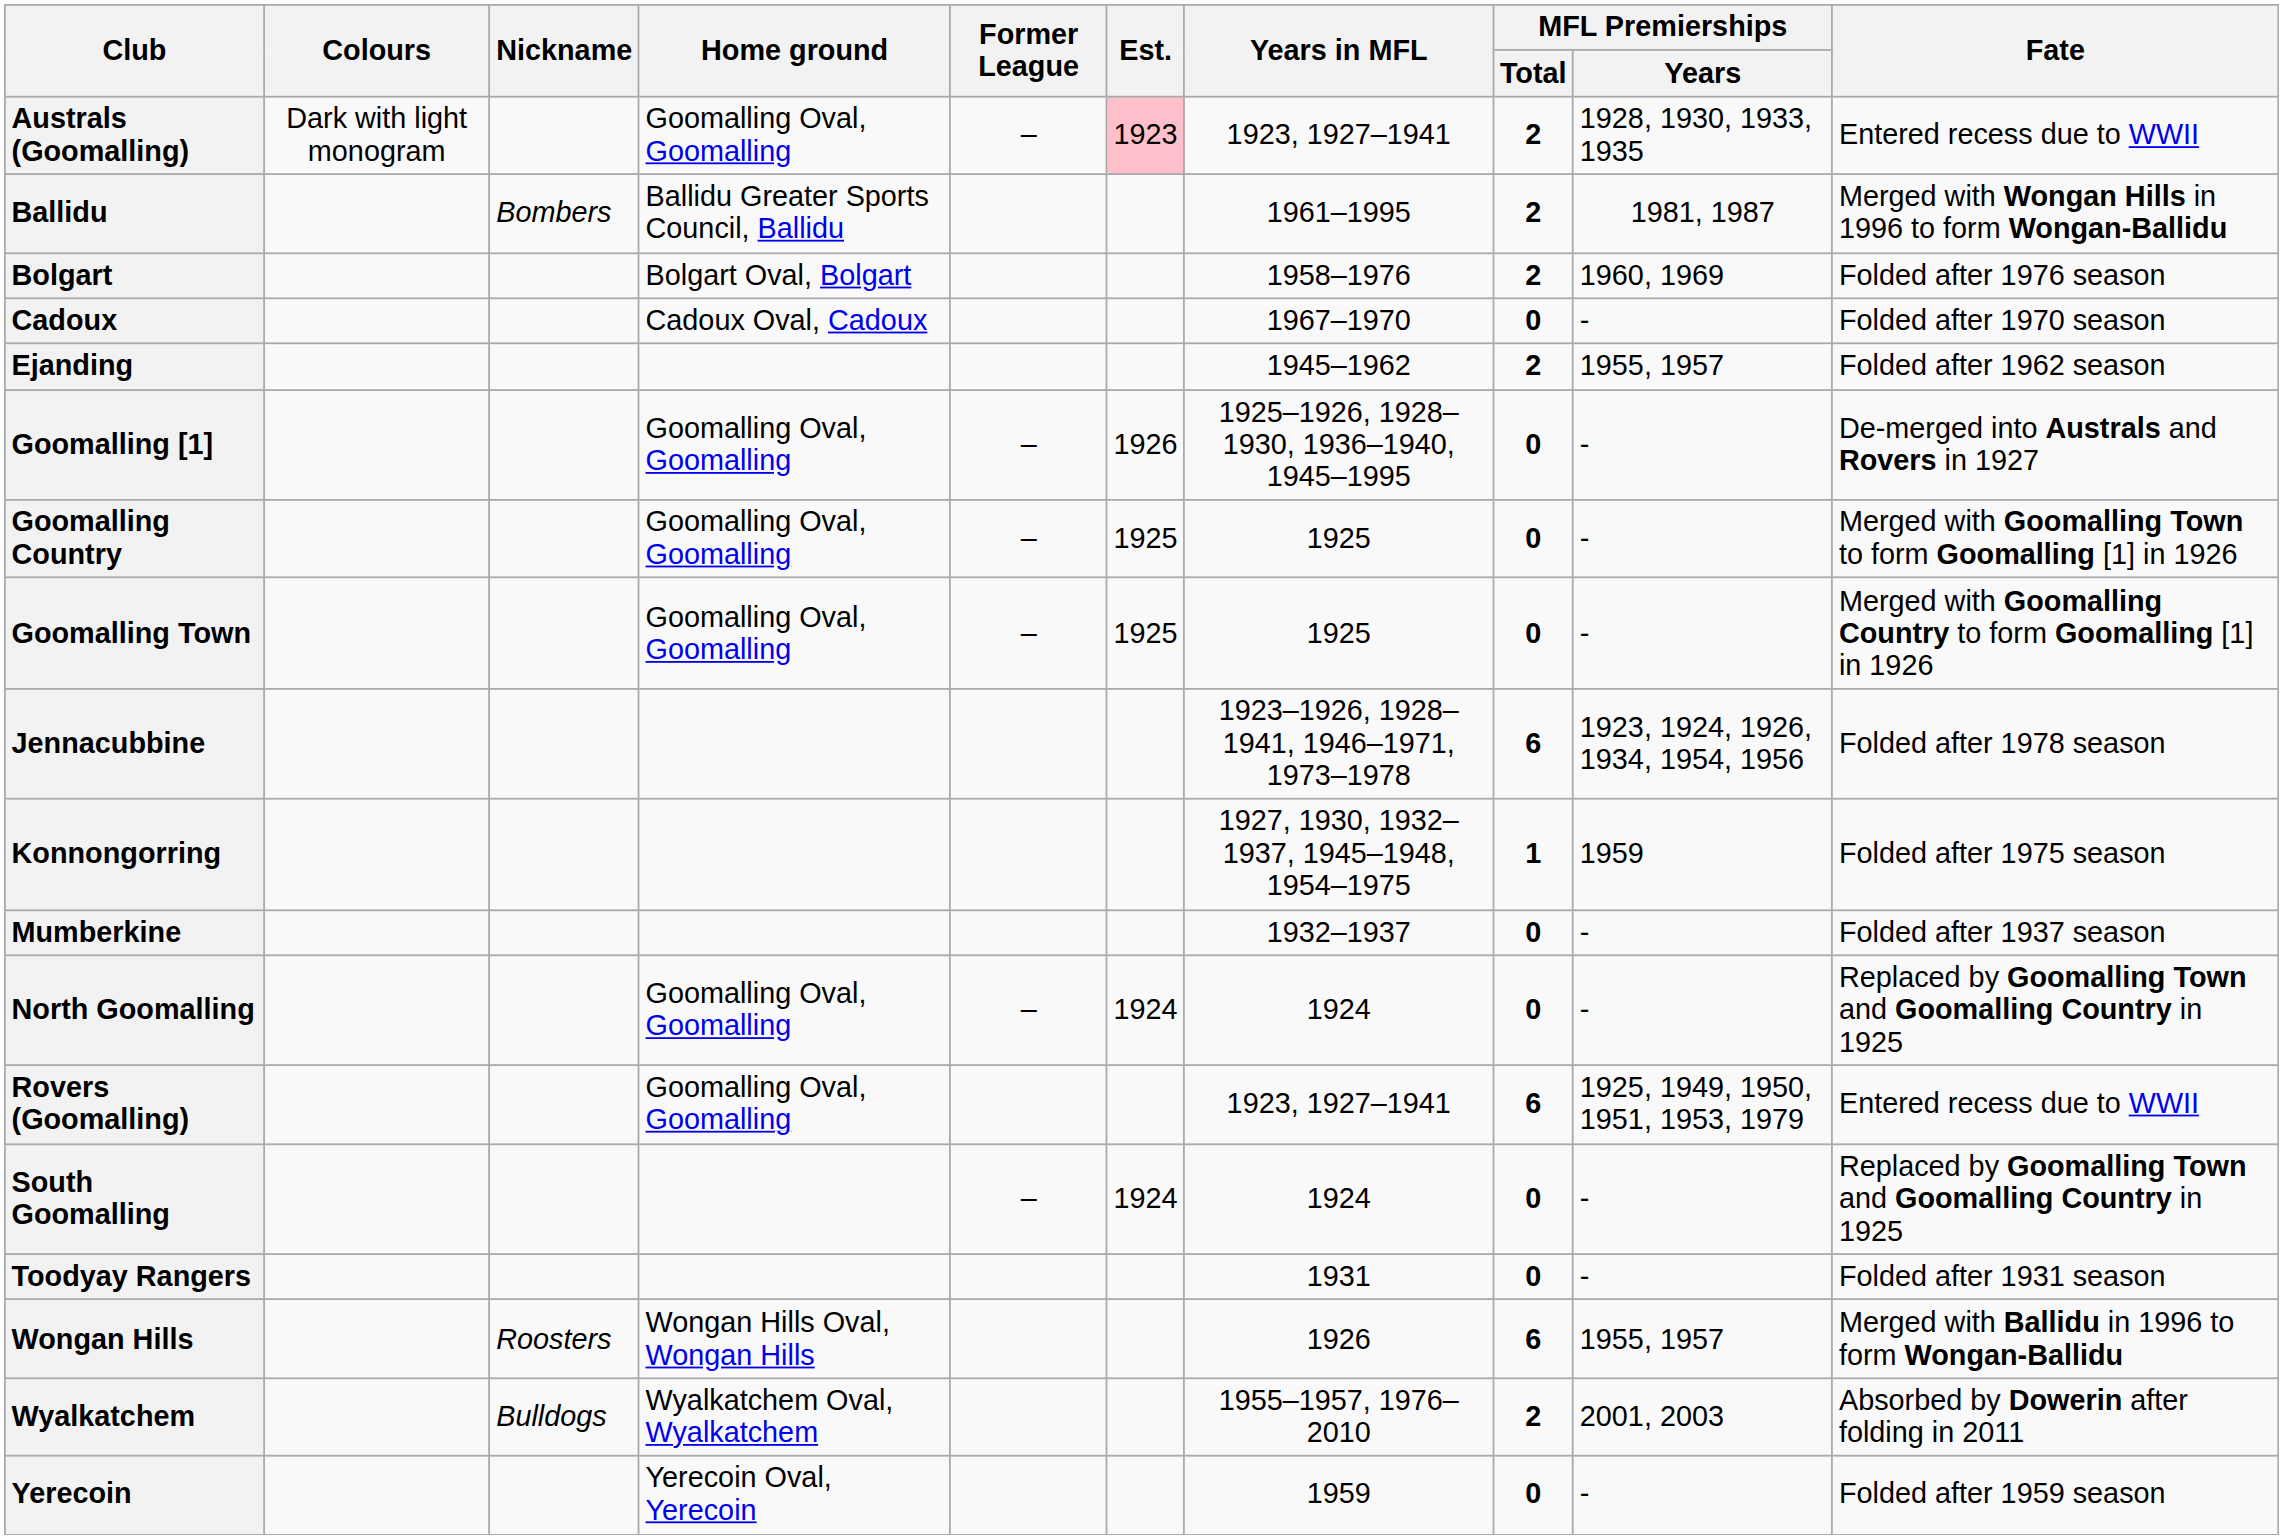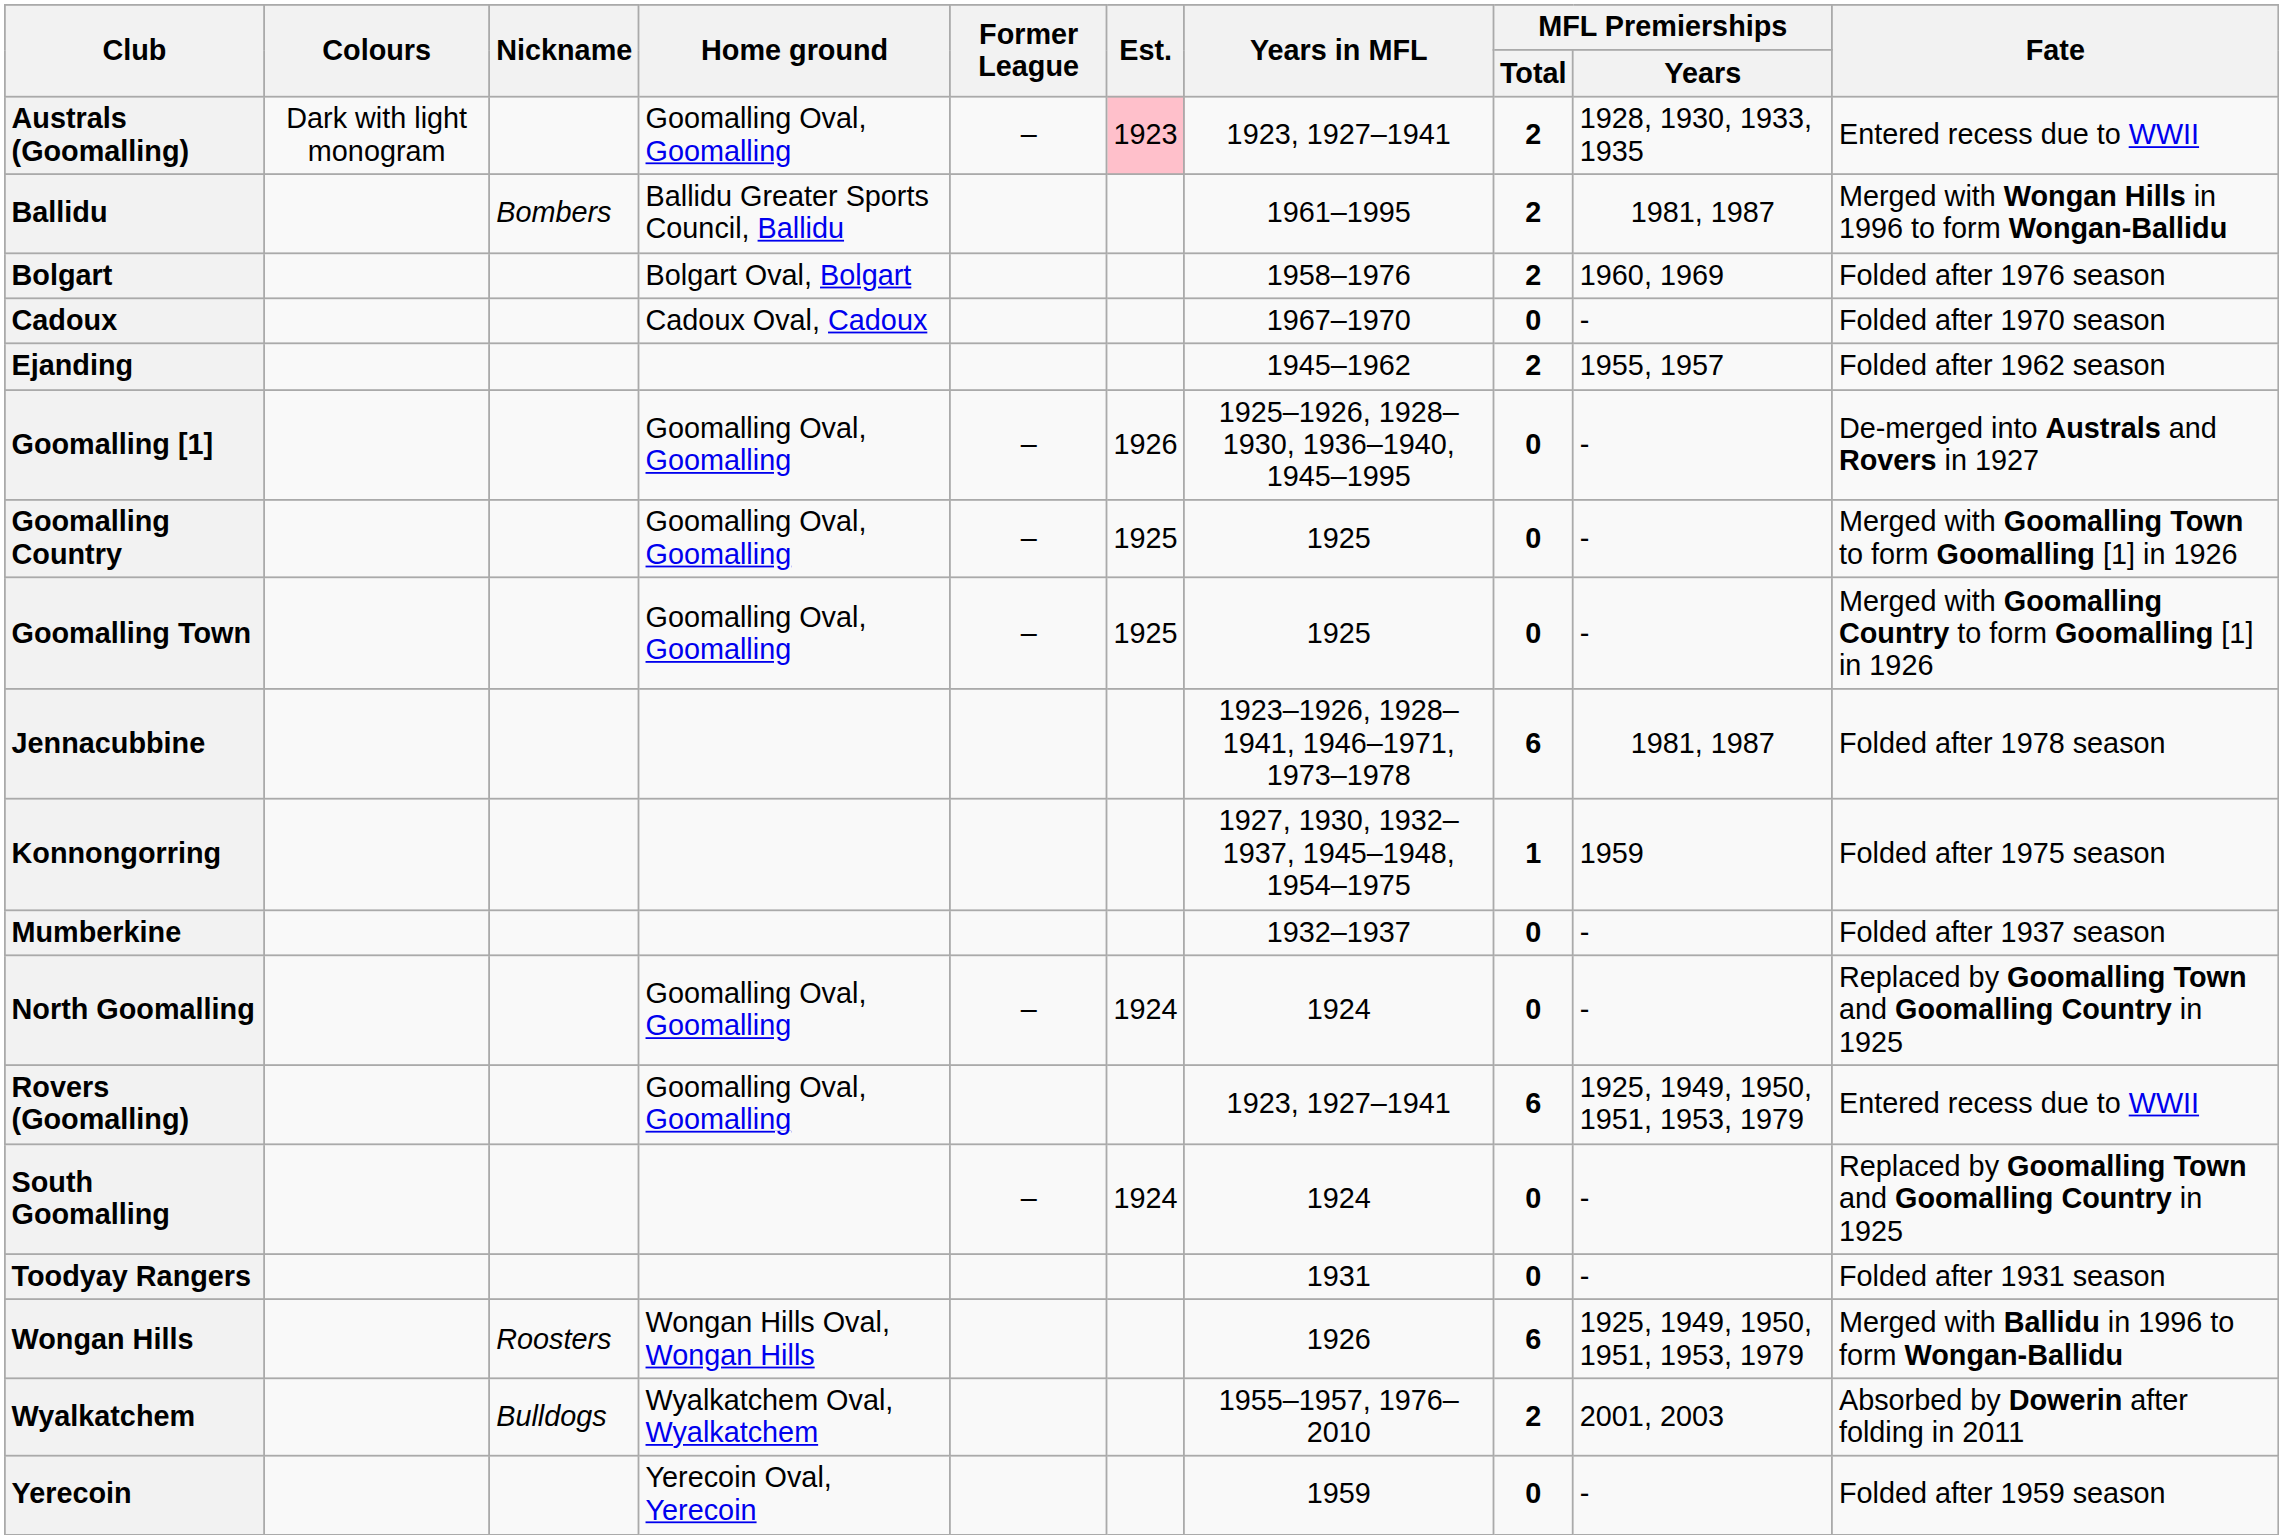(1696, 743) 1923, 1924, 1926, 1934, 1954, 1956 -> (1703, 743) 1981, 1987
(1652, 1338) 1955, 1957 -> (1696, 1338) 1925, 1949, 1950, 1951, 1953, 1979
